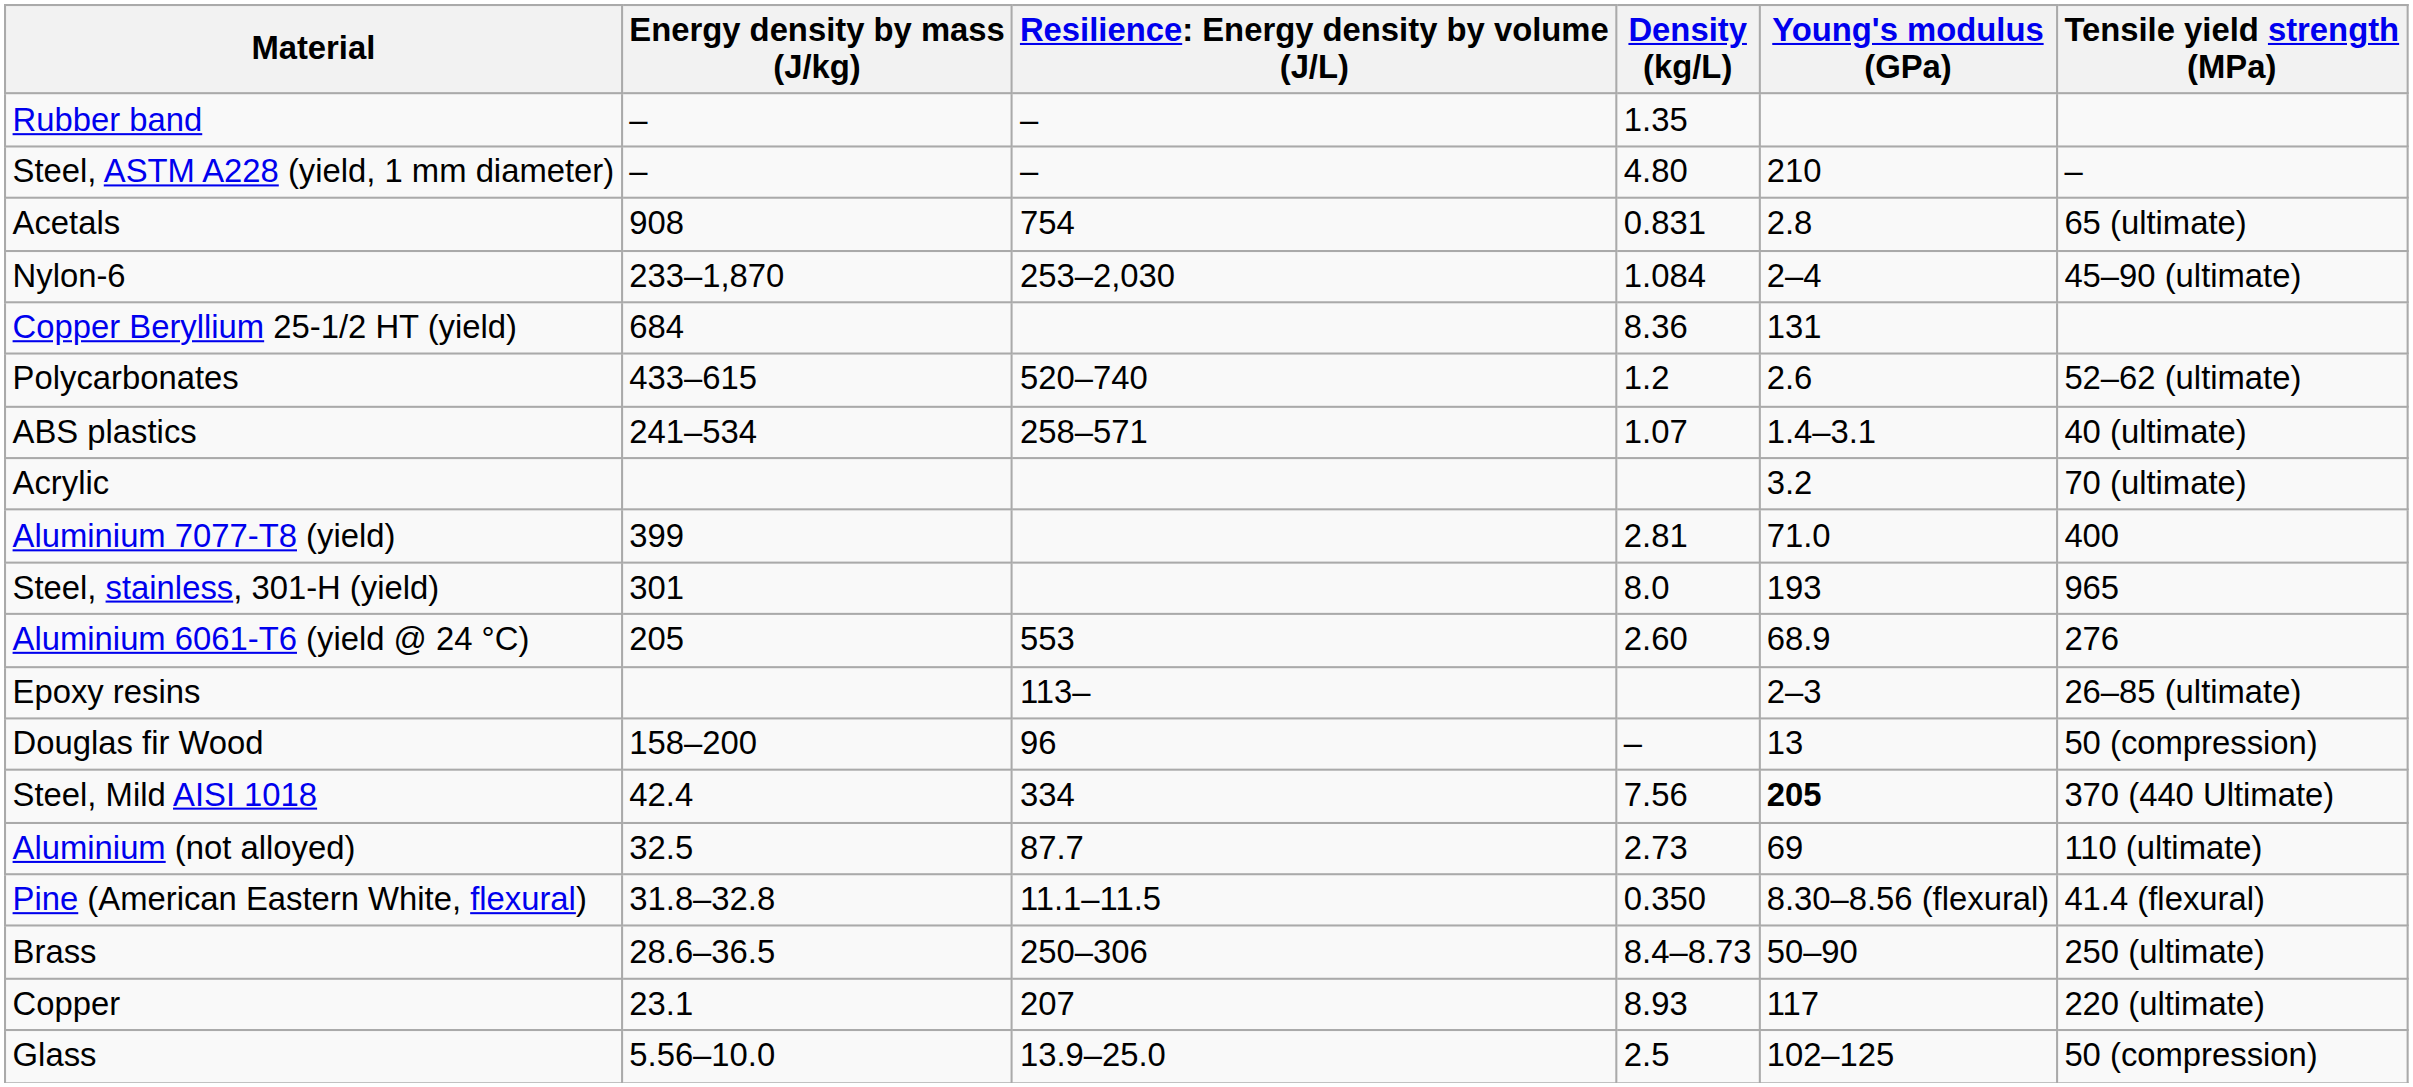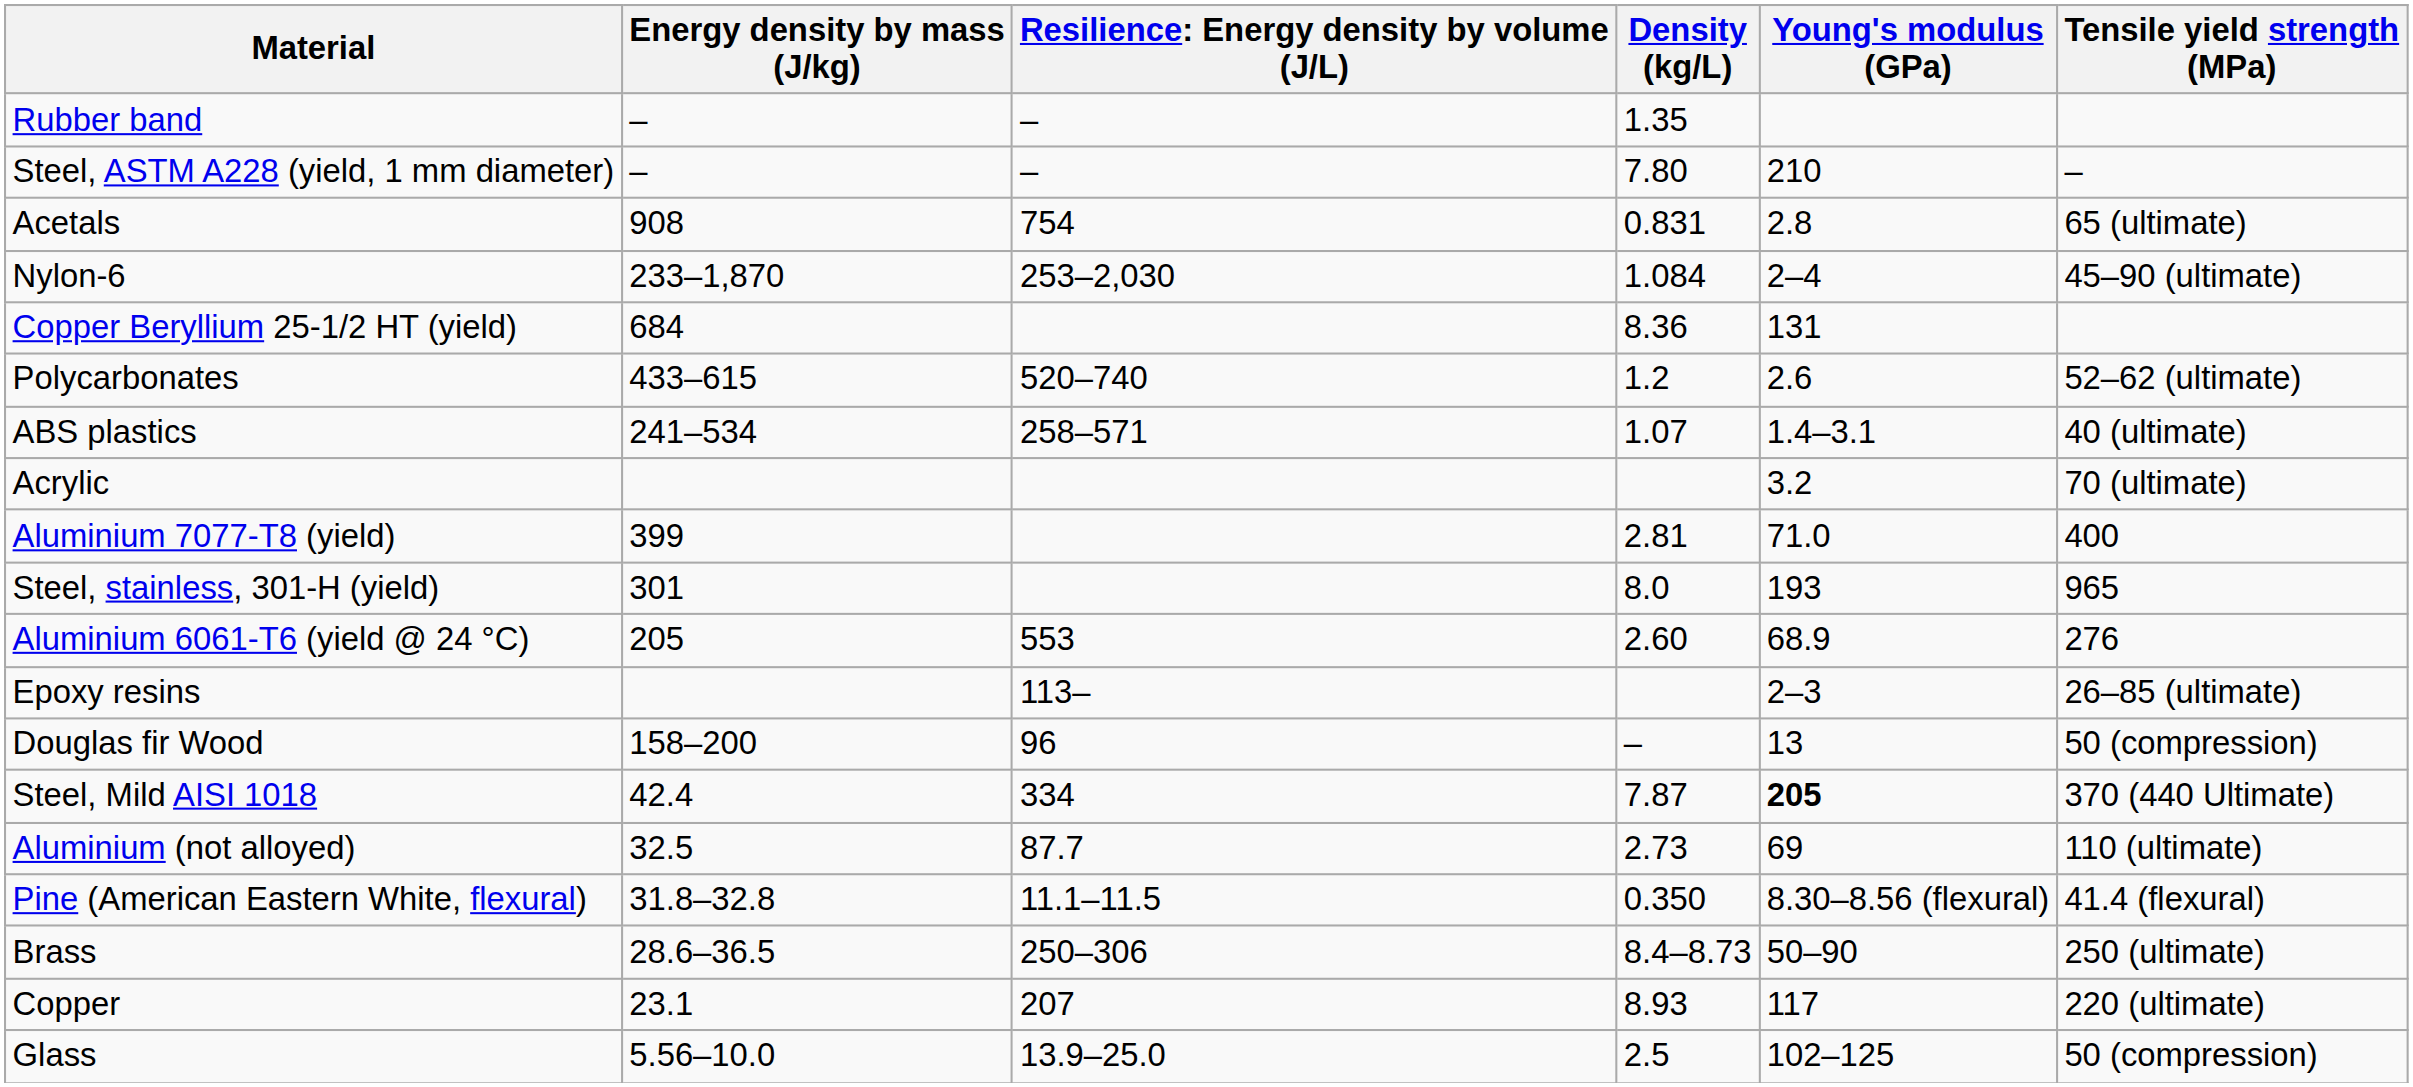(1656, 171) 4.80 -> (1656, 171) 7.80
(1656, 795) 7.56 -> (1656, 795) 7.87
